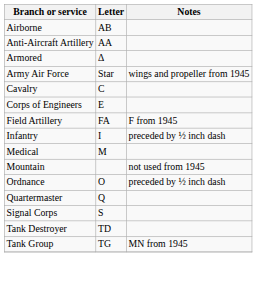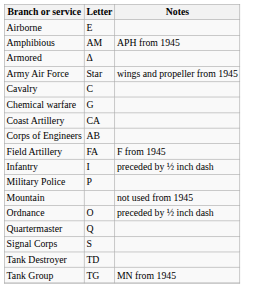(105, 27) AB -> (89, 27) E
+ row: (31, 43)
- row: (50, 43)
+ row: (41, 105)
+ row: (35, 120)
(101, 105) E -> (93, 136) AB
- row: (23, 151)
+ row: (36, 182)
